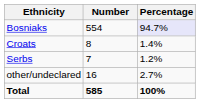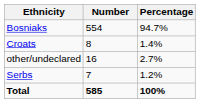(154, 28) lavender background -> (154, 28) no background
rows swapped: (20, 59) <-> (44, 75)
